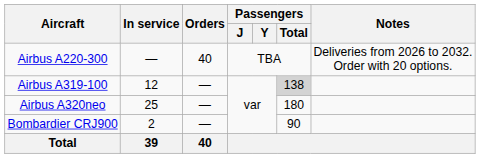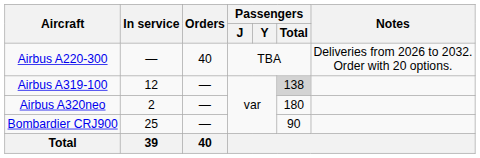(151, 104) 25 -> (151, 104) 2
(151, 124) 2 -> (151, 124) 25
